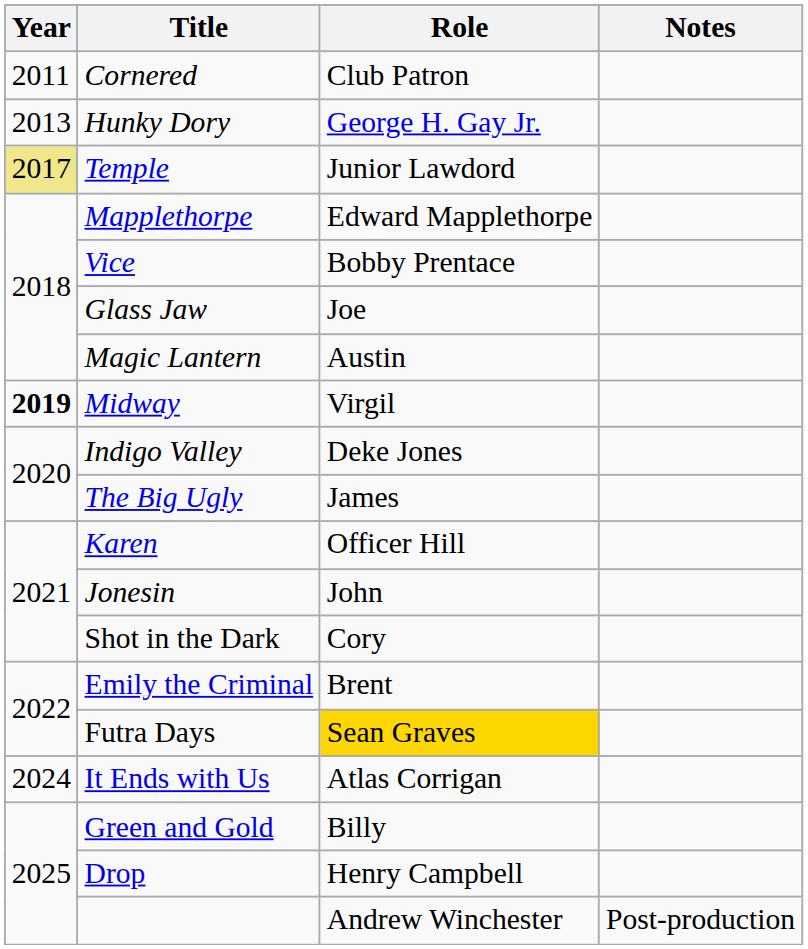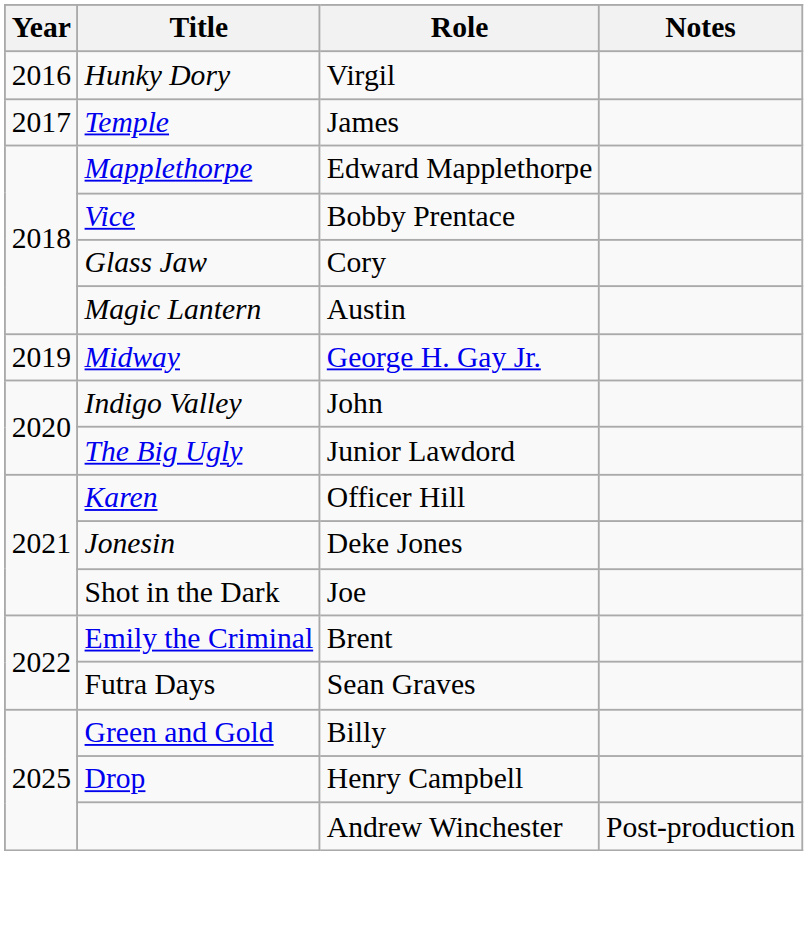- row: (141, 74)
(41, 121) 2013 -> (41, 74) 2016
(434, 121) George H. Gay Jr. -> (361, 74) Virgil
(41, 168) khaki background -> (41, 121) no background
(421, 168) Junior Lawdord -> (363, 121) James
(347, 309) Joe -> (356, 262) Cory
(41, 403) bold -> (41, 356) normal
(361, 403) Virgil -> (434, 356) George H. Gay Jr.
(395, 450) Deke Jones -> (355, 403) John
(363, 497) James -> (421, 450) Junior Lawdord
(355, 591) John -> (395, 544) Deke Jones
(356, 638) Cory -> (347, 591) Joe
(401, 732) gold background -> (401, 685) no background
- row: (177, 779)
